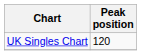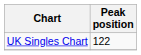(101, 41) 120 -> (101, 41) 122
